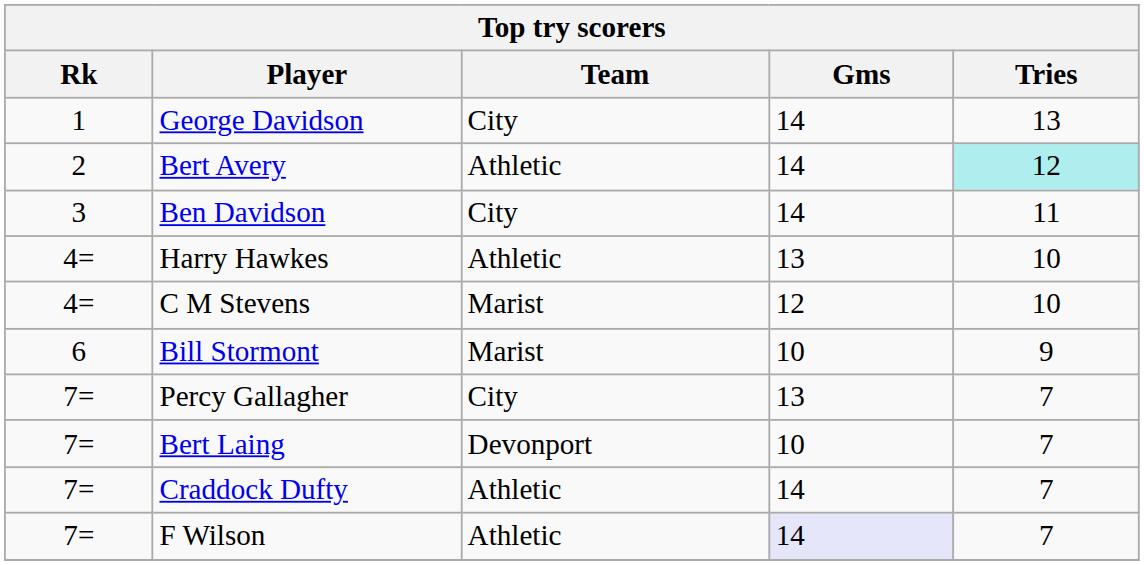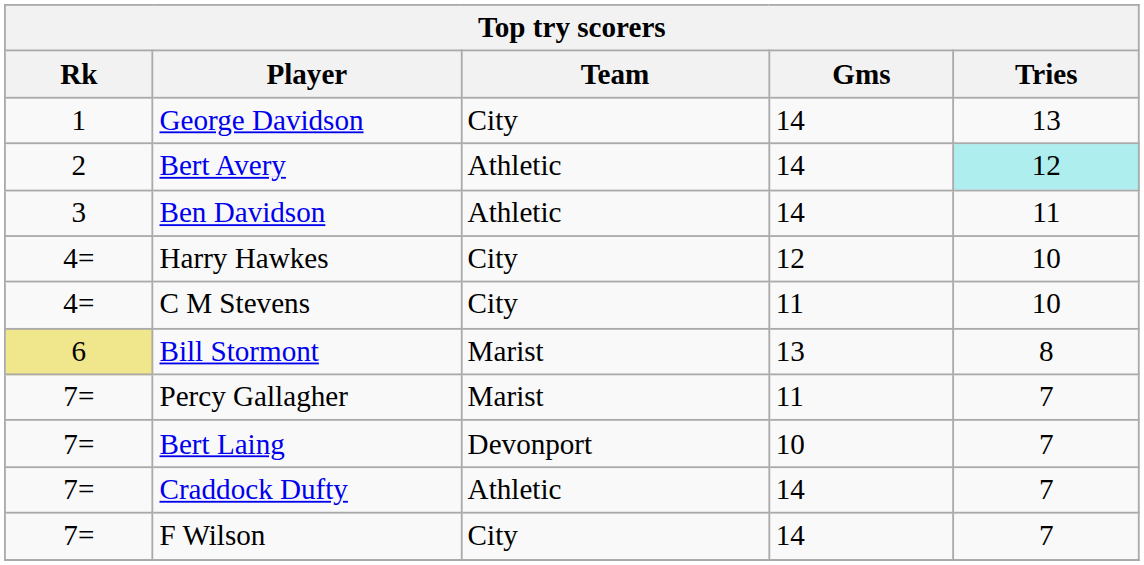(493, 212) City -> (515, 212) Athletic
(515, 258) Athletic -> (493, 258) City
(790, 258) 13 -> (790, 258) 12
(506, 304) Marist -> (493, 304) City
(790, 304) 12 -> (790, 304) 11
(79, 350) no background -> (79, 350) khaki background
(790, 350) 10 -> (790, 350) 13
(1046, 350) 9 -> (1046, 350) 8
(493, 397) City -> (506, 397) Marist
(790, 397) 13 -> (790, 397) 11
(515, 535) Athletic -> (493, 535) City
(790, 535) lavender background -> (790, 535) no background
